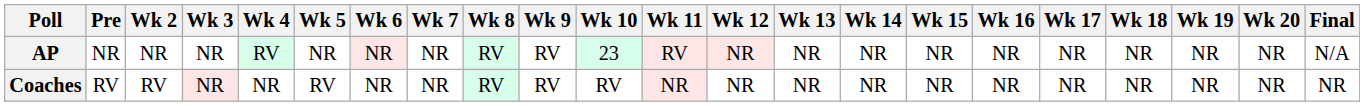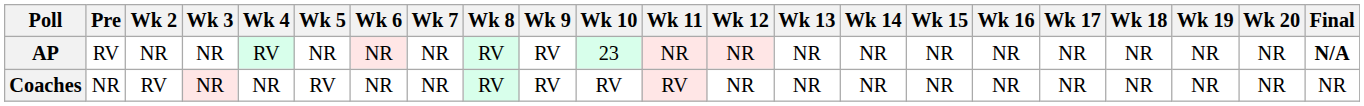(106, 52) NR -> (106, 52) RV
(675, 52) RV -> (675, 52) NR
(1332, 52) normal -> (1332, 52) bold
(106, 85) RV -> (106, 85) NR
(675, 85) NR -> (675, 85) RV
